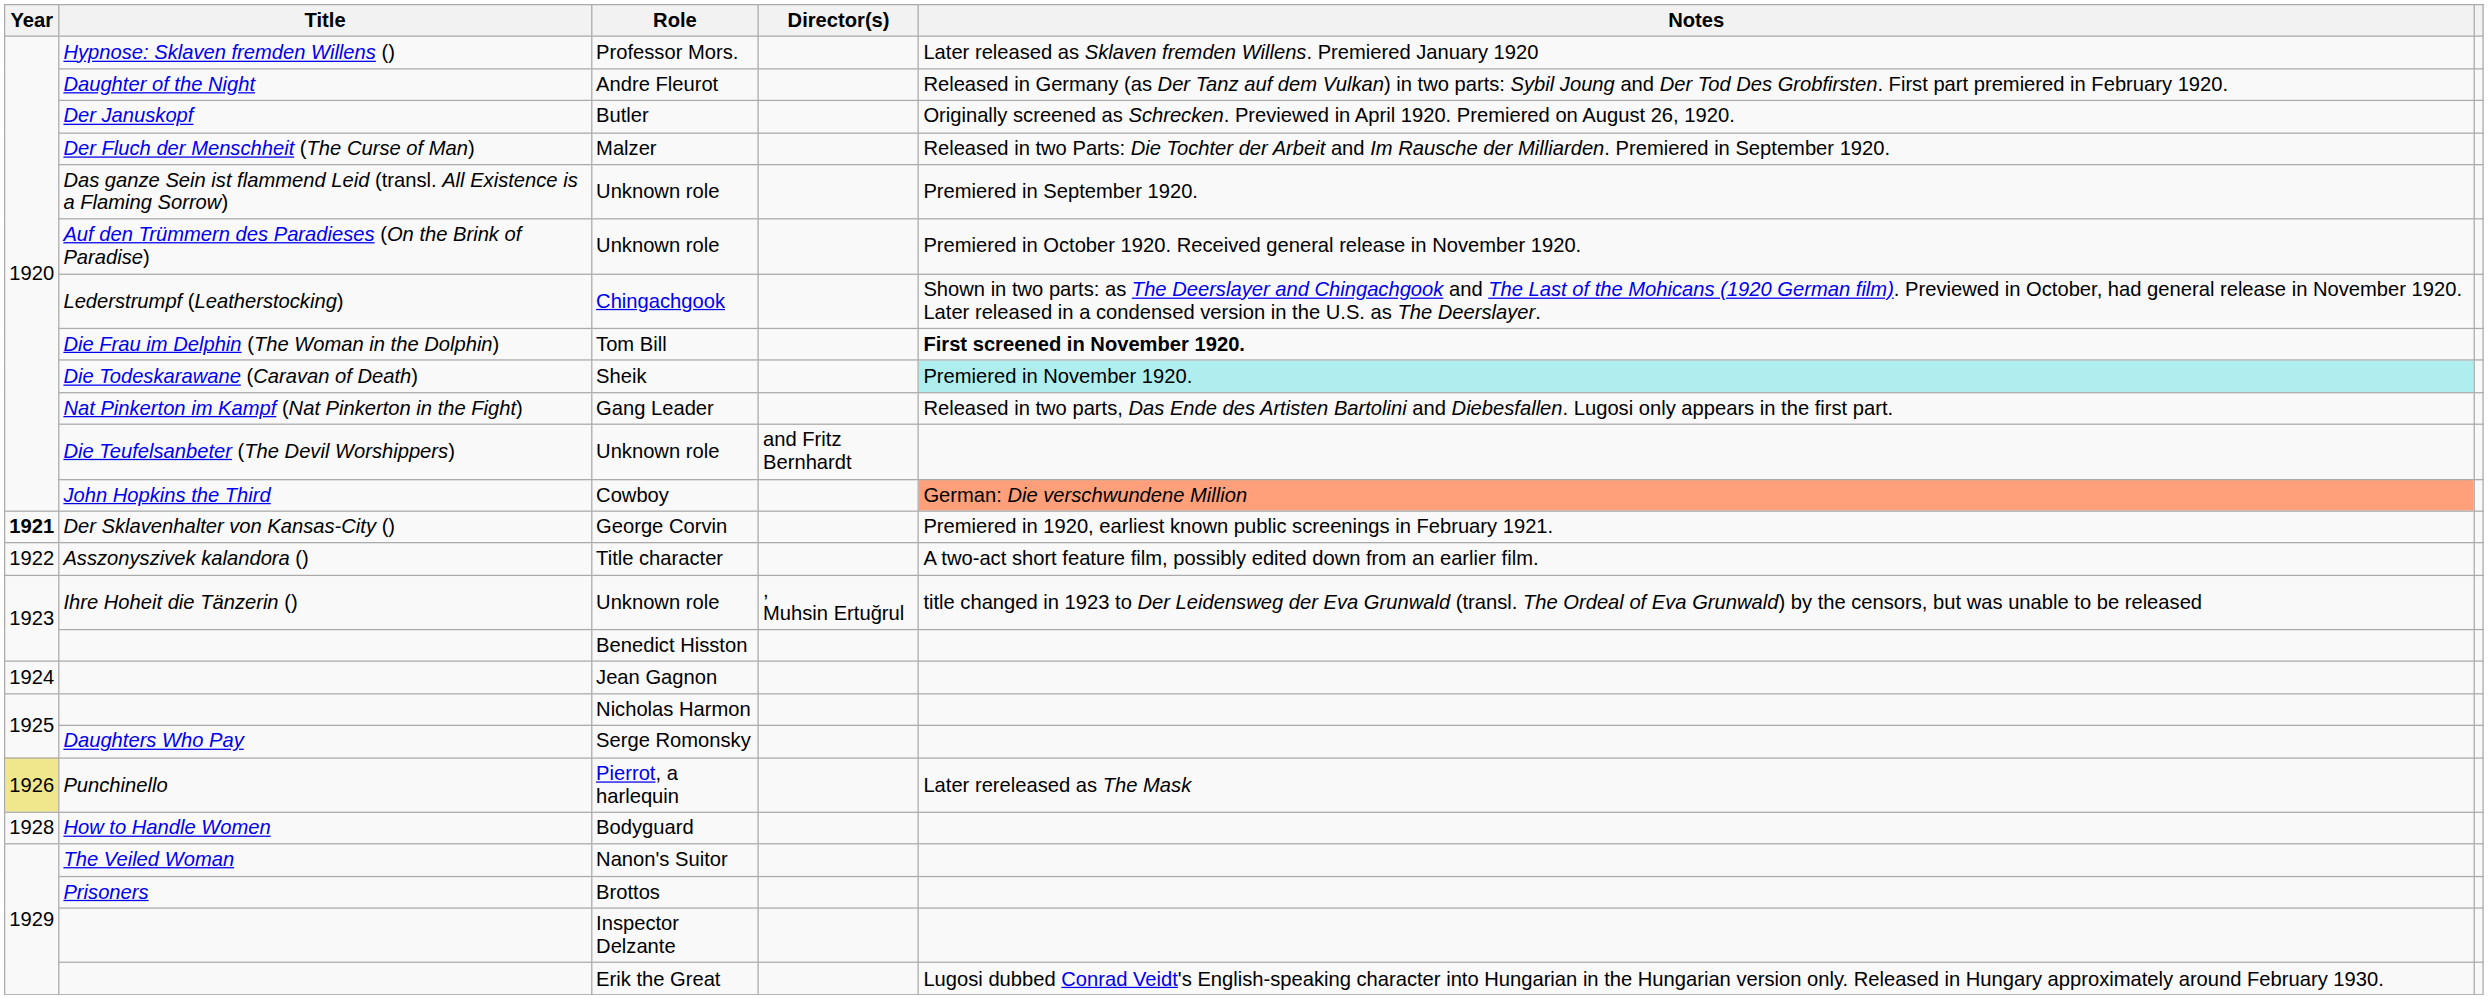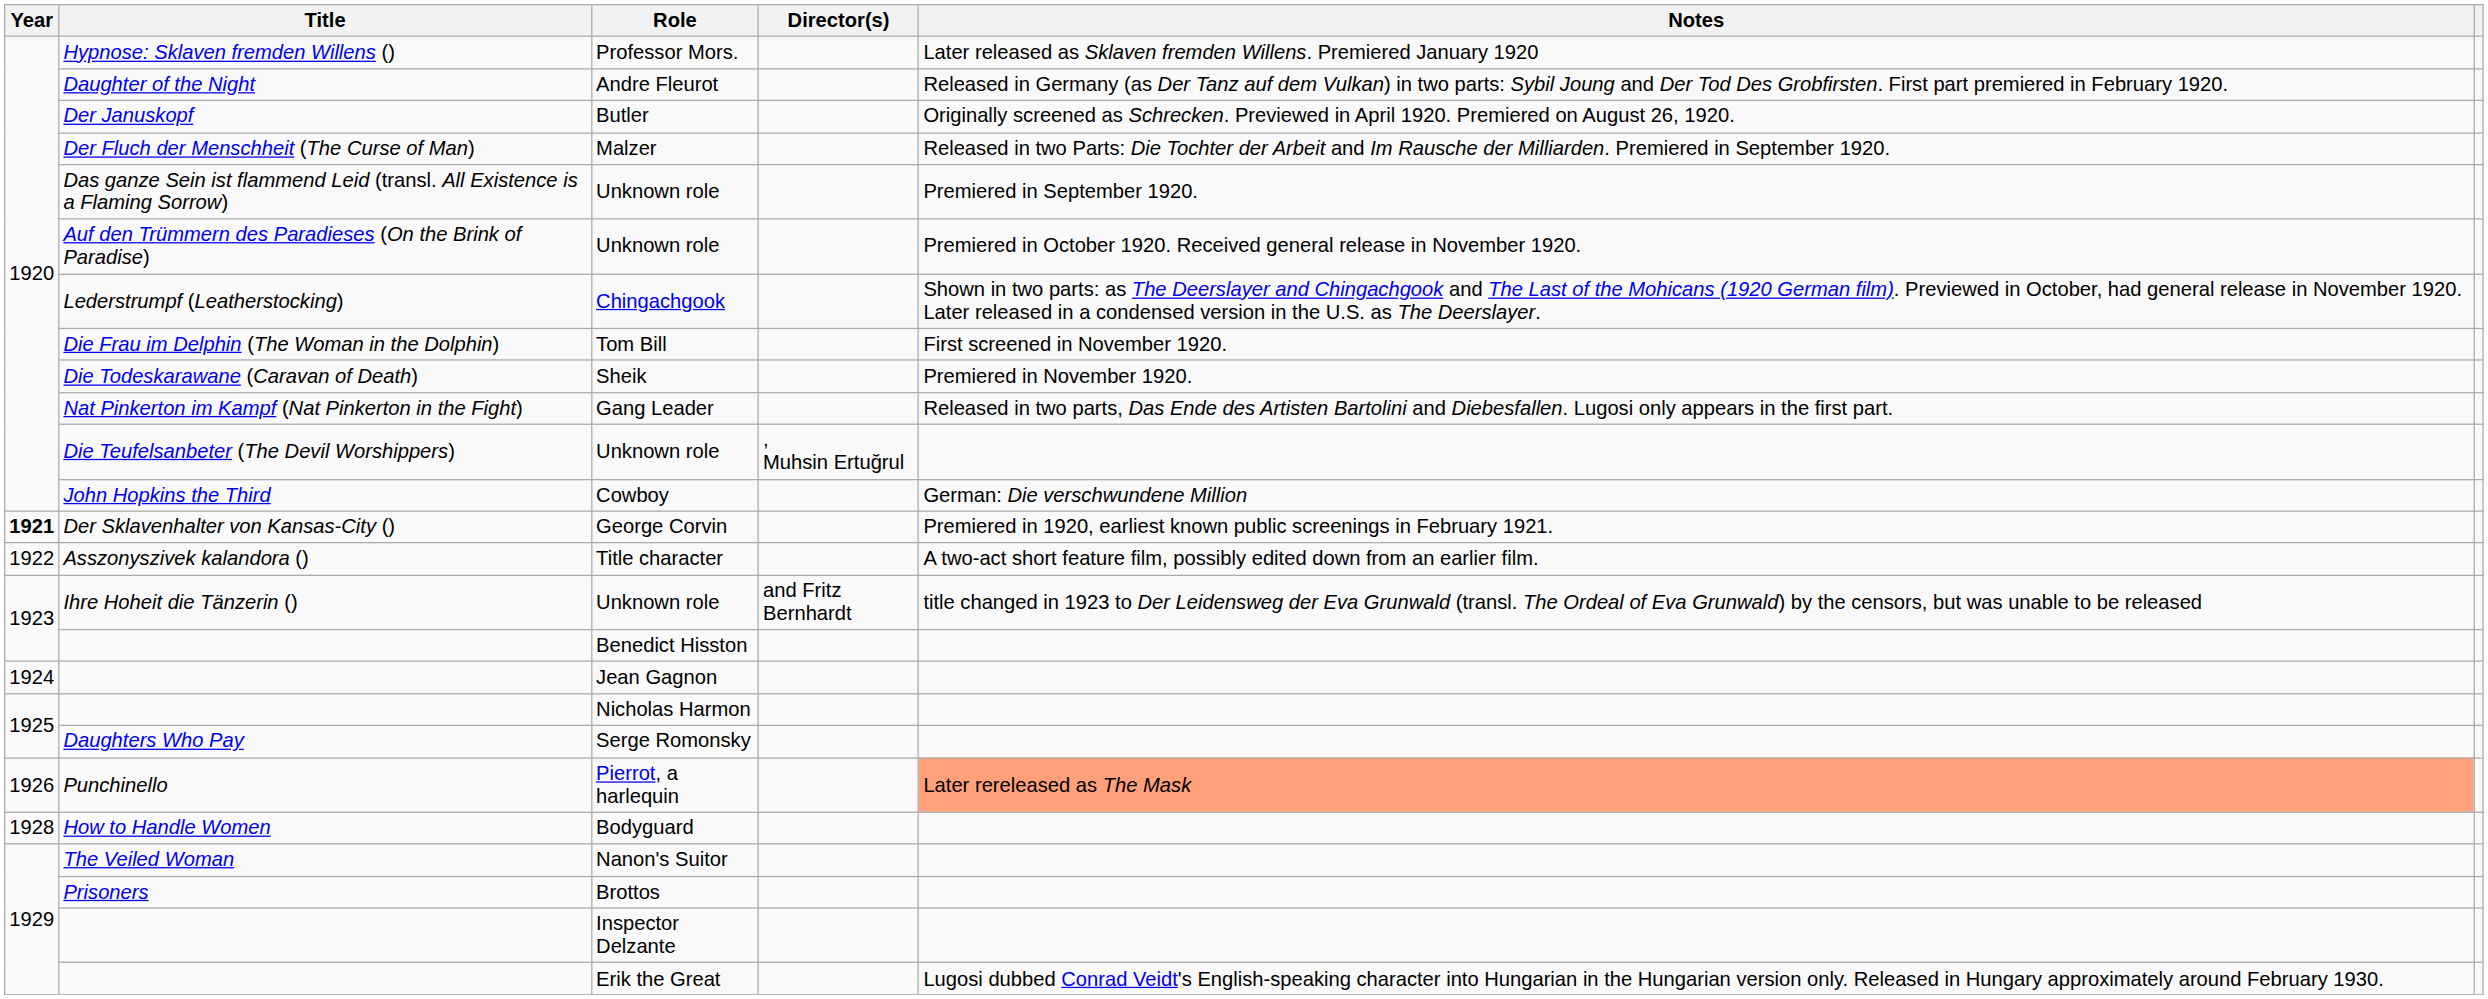(1084, 344) bold -> (1075, 344) normal
(1058, 376) paleturquoise background -> (1058, 376) no background
(807, 451) and Fritz Bernhardt -> (834, 451) , Muhsin Ertuğrul
(1085, 494) lightsalmon background -> (1085, 494) no background
(834, 602) , Muhsin Ertuğrul -> (807, 602) and Fritz Bernhardt
(32, 784) khaki background -> (32, 784) no background
(1057, 784) no background -> (1057, 784) lightsalmon background
